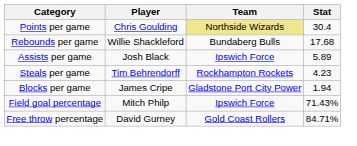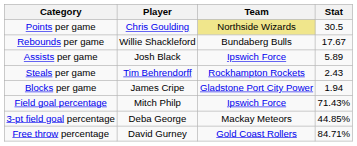(322, 27) 30.4 -> (334, 27) 30.5
(322, 42) 17.68 -> (334, 42) 17.67
(322, 73) 4.23 -> (334, 73) 2.43
+ row: (61, 118)
